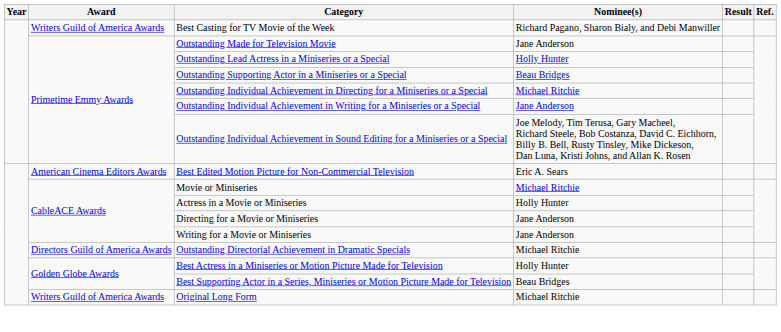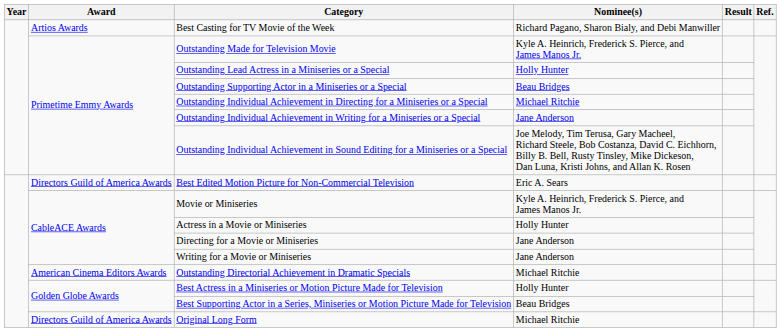(98, 28) Writers Guild of America Awards -> (59, 28) Artios Awards
(545, 43) Jane Anderson -> (600, 49) Kyle A. Heinrich, Frederick S. Pierce, and James Manos Jr.
(99, 171) American Cinema Editors Awards -> (101, 182) Directors Guild of America Awards
(548, 187) Michael Ritchie -> (600, 204) Kyle A. Heinrich, Frederick S. Pierce, and James Manos Jr.
(101, 250) Directors Guild of America Awards -> (99, 272) American Cinema Editors Awards
(98, 297) Writers Guild of America Awards -> (101, 319) Directors Guild of America Awards
